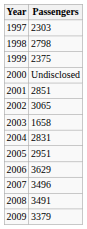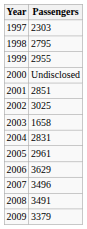(41, 43) 2798 -> (41, 43) 2795
(41, 59) 2375 -> (41, 59) 2955
(41, 106) 3065 -> (41, 106) 3025
(41, 153) 2951 -> (41, 153) 2961
